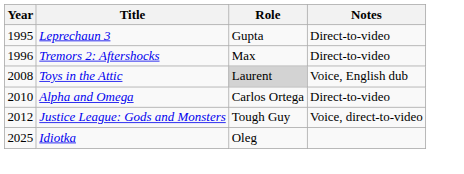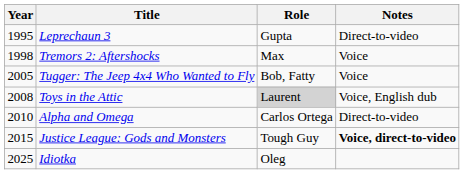(20, 55) 1996 -> (20, 55) 1998
(350, 55) Direct-to-video -> (353, 55) Voice
+ row: (147, 76)
(20, 117) 2012 -> (20, 138) 2015
(366, 117) normal -> (397, 138) bold
